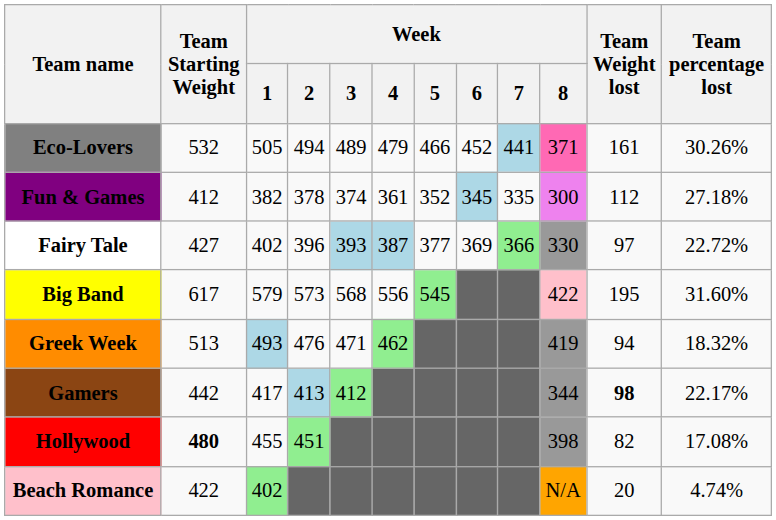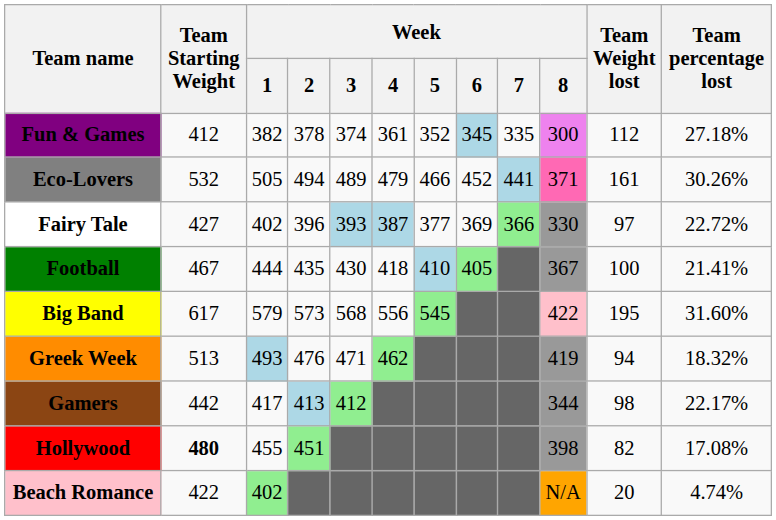rows swapped: (83, 147) <-> (83, 196)
+ row: (83, 269)
(624, 392) bold -> (624, 403) normal
